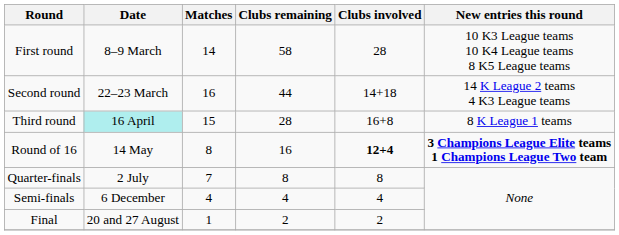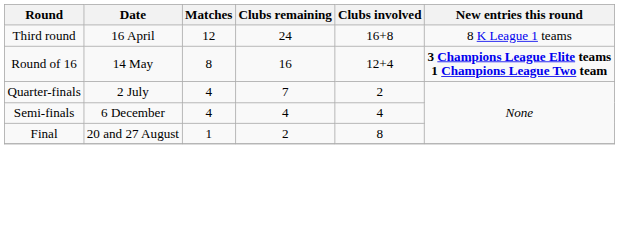- row: (44, 50)
- row: (44, 93)
(133, 121) paleturquoise background -> (133, 35) no background
(209, 121) 15 -> (209, 35) 12
(285, 121) 28 -> (285, 35) 24
(380, 149) bold -> (380, 63) normal
(209, 177) 7 -> (209, 92) 4
(285, 177) 8 -> (285, 92) 7
(380, 177) 8 -> (380, 92) 2
(380, 219) 2 -> (380, 133) 8
